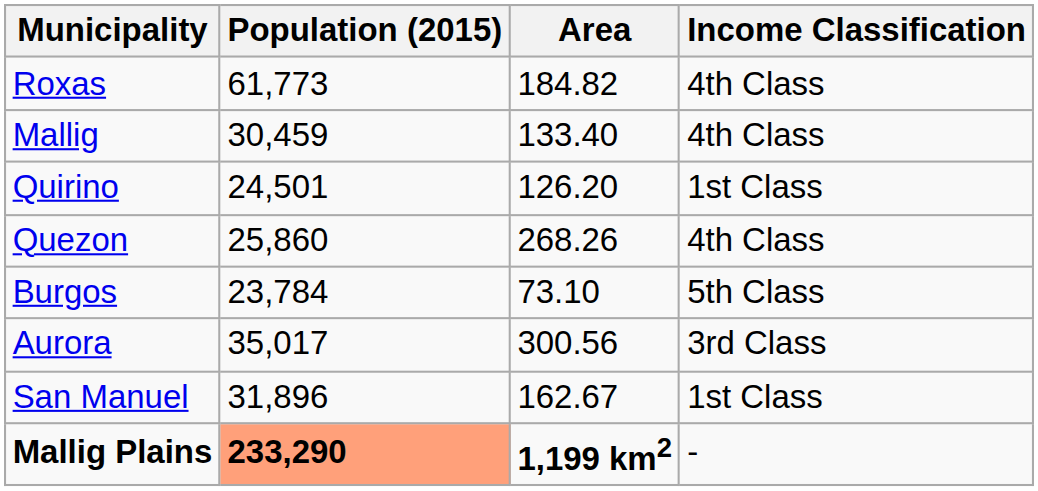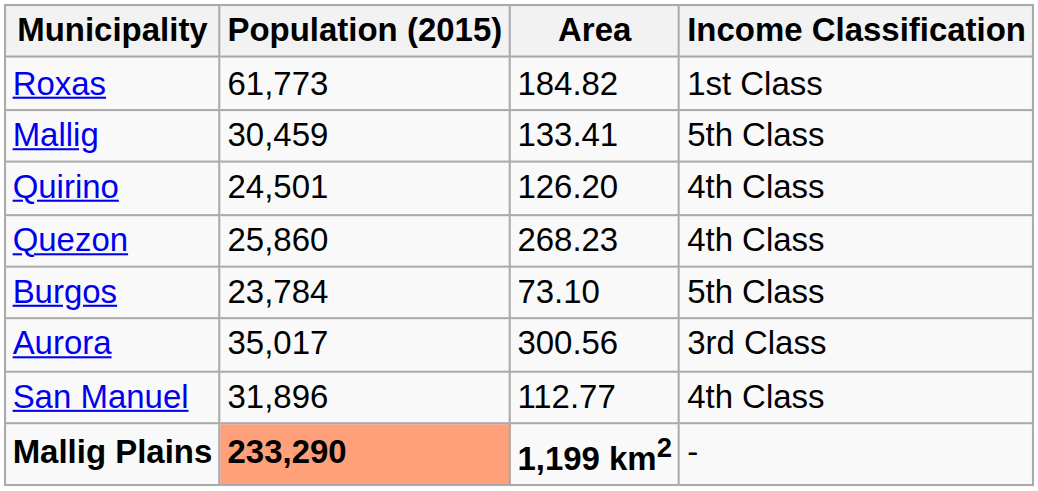(756, 82) 4th Class -> (755, 82) 1st Class
(568, 135) 133.40 -> (568, 135) 133.41
(756, 135) 4th Class -> (756, 135) 5th Class
(755, 187) 1st Class -> (756, 187) 4th Class
(568, 239) 268.26 -> (568, 239) 268.23
(568, 396) 162.67 -> (567, 396) 112.77
(755, 396) 1st Class -> (756, 396) 4th Class
